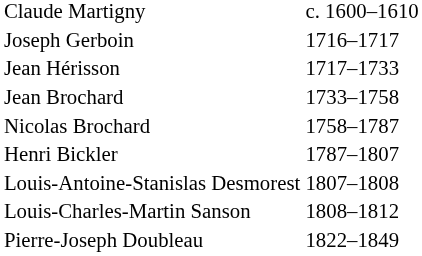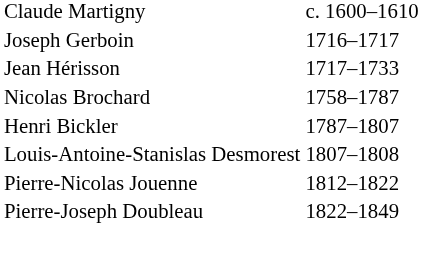- row: (64, 97)
- row: (127, 211)
+ row: (101, 183)
